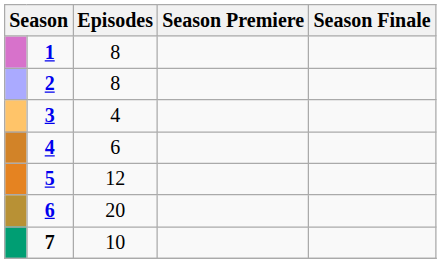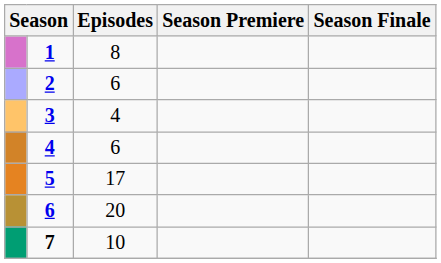(115, 83) 8 -> (115, 83) 6
(115, 178) 12 -> (115, 178) 17
